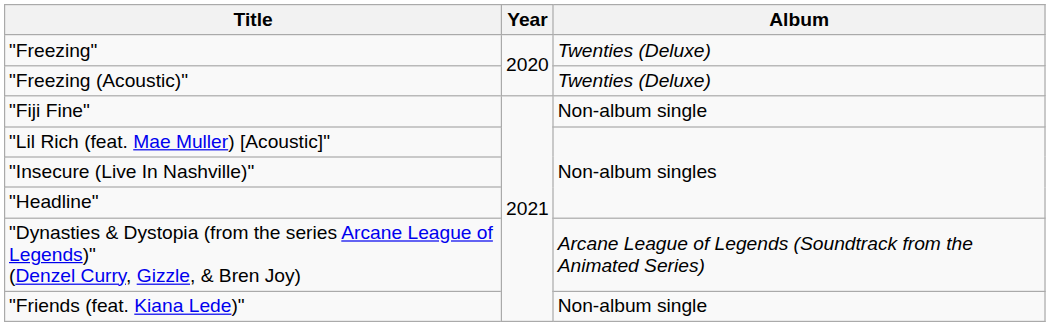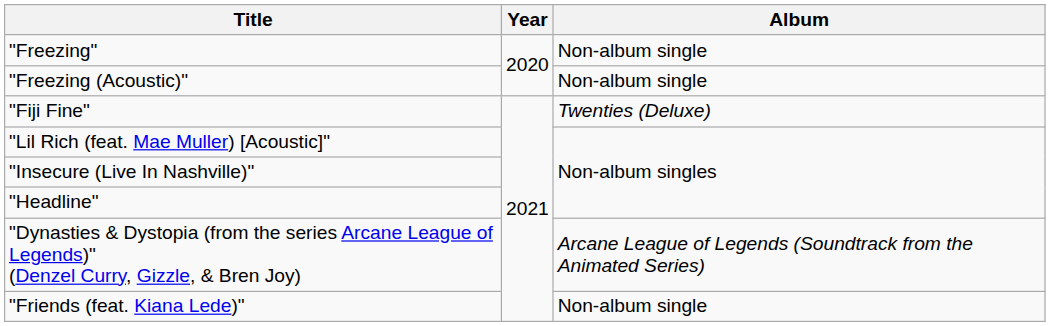(634, 50) Twenties (Deluxe) -> (632, 50) Non-album single
(634, 80) Twenties (Deluxe) -> (632, 80) Non-album single
(632, 111) Non-album single -> (634, 111) Twenties (Deluxe)
